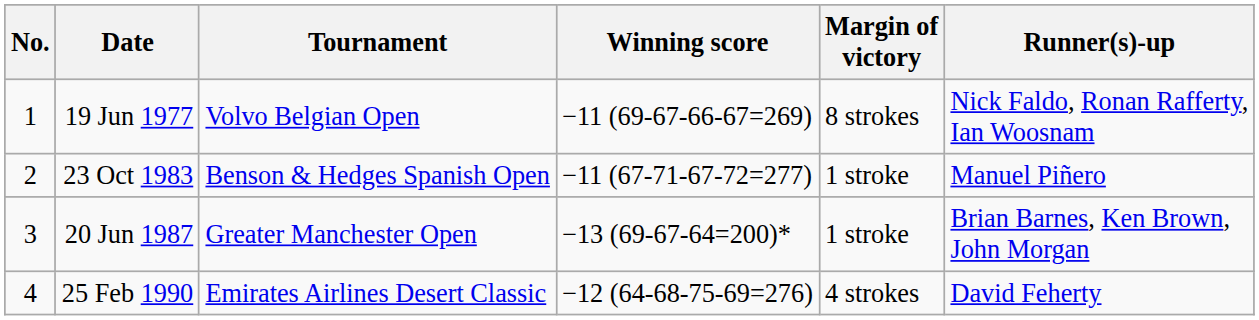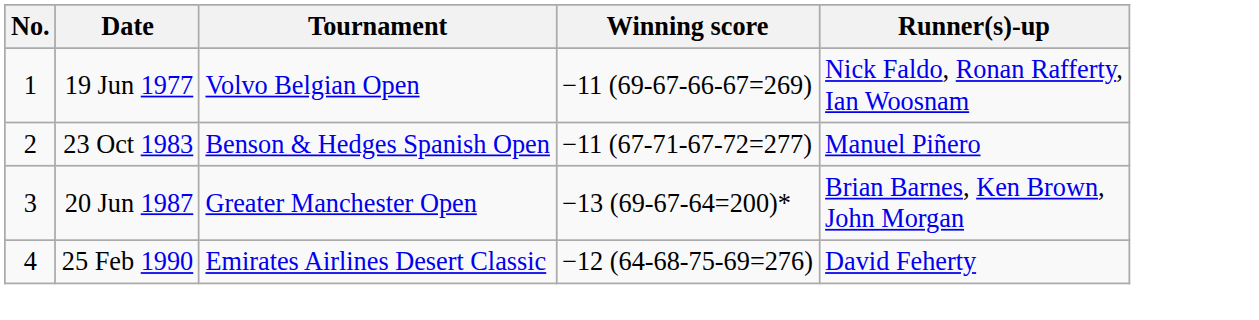- column: (882, 41)
